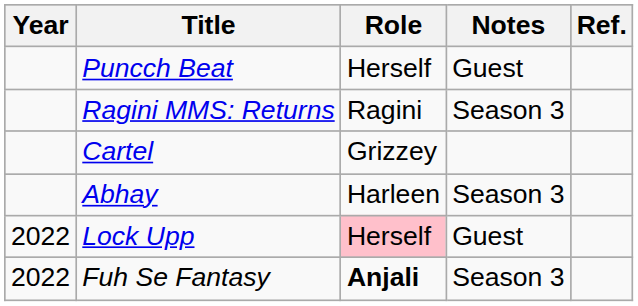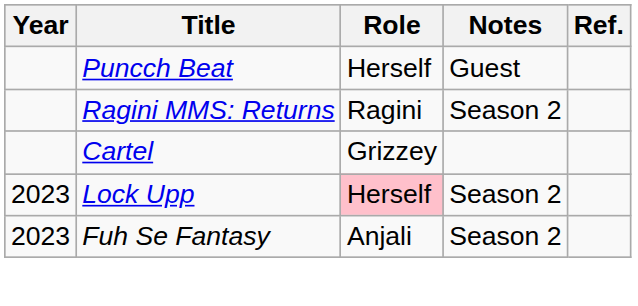(508, 109) Season 3 -> (505, 109) Season 2
- row: (120, 194)
(40, 236) 2022 -> (40, 194) 2023
(488, 236) Guest -> (505, 194) Season 2
(40, 278) 2022 -> (40, 236) 2023
(383, 278) bold -> (379, 236) normal
(508, 278) Season 3 -> (505, 236) Season 2
